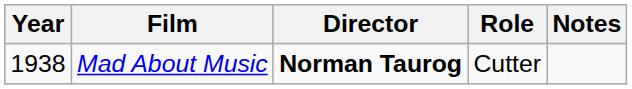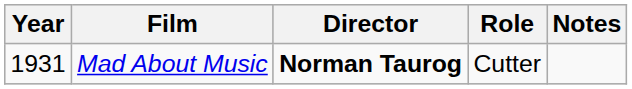(38, 63) 1938 -> (38, 63) 1931
